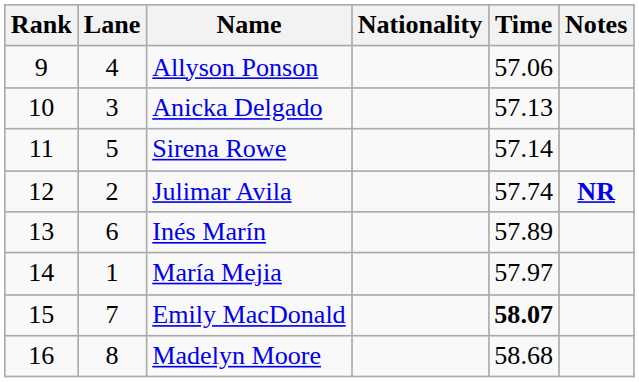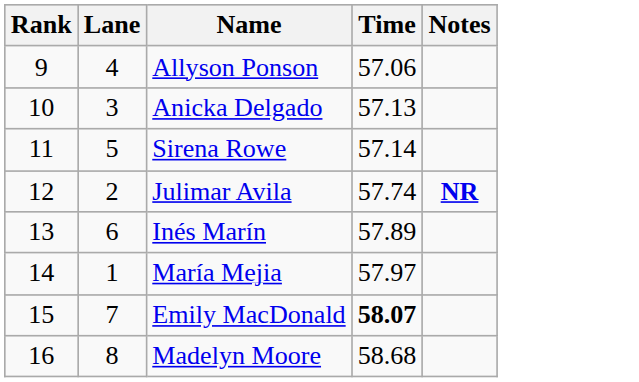- column: (420, 25)
